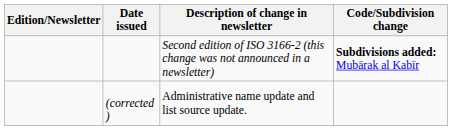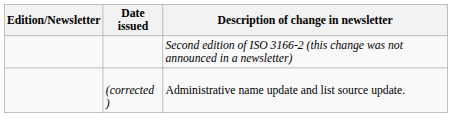- column: (390, 20)
